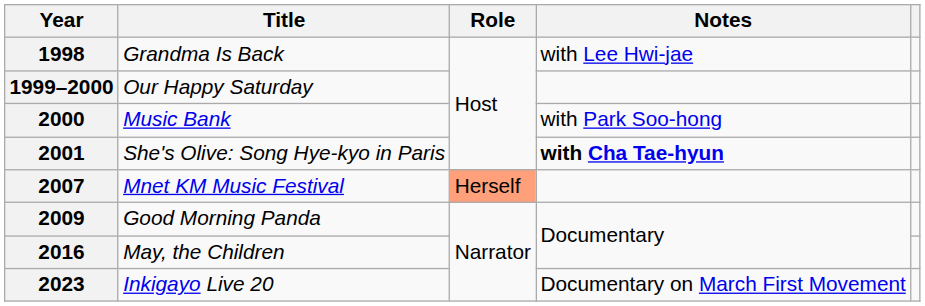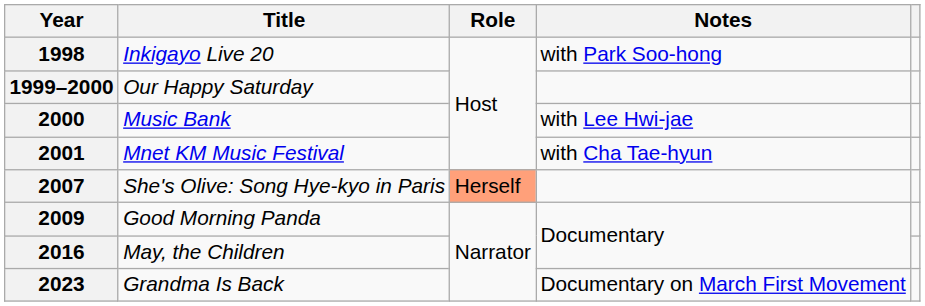(203, 53) Grandma Is Back -> (198, 53) Inkigayo Live 20
(617, 53) with Lee Hwi-jae -> (631, 53) with Park Soo-hong
(631, 119) with Park Soo-hong -> (617, 119) with Lee Hwi-jae
(284, 152) She's Olive: Song Hye-kyo in Paris -> (234, 152) Mnet KM Music Festival
(632, 152) bold -> (626, 152) normal
(234, 185) Mnet KM Music Festival -> (284, 185) She's Olive: Song Hye-kyo in Paris
(198, 284) Inkigayo Live 20 -> (203, 284) Grandma Is Back
